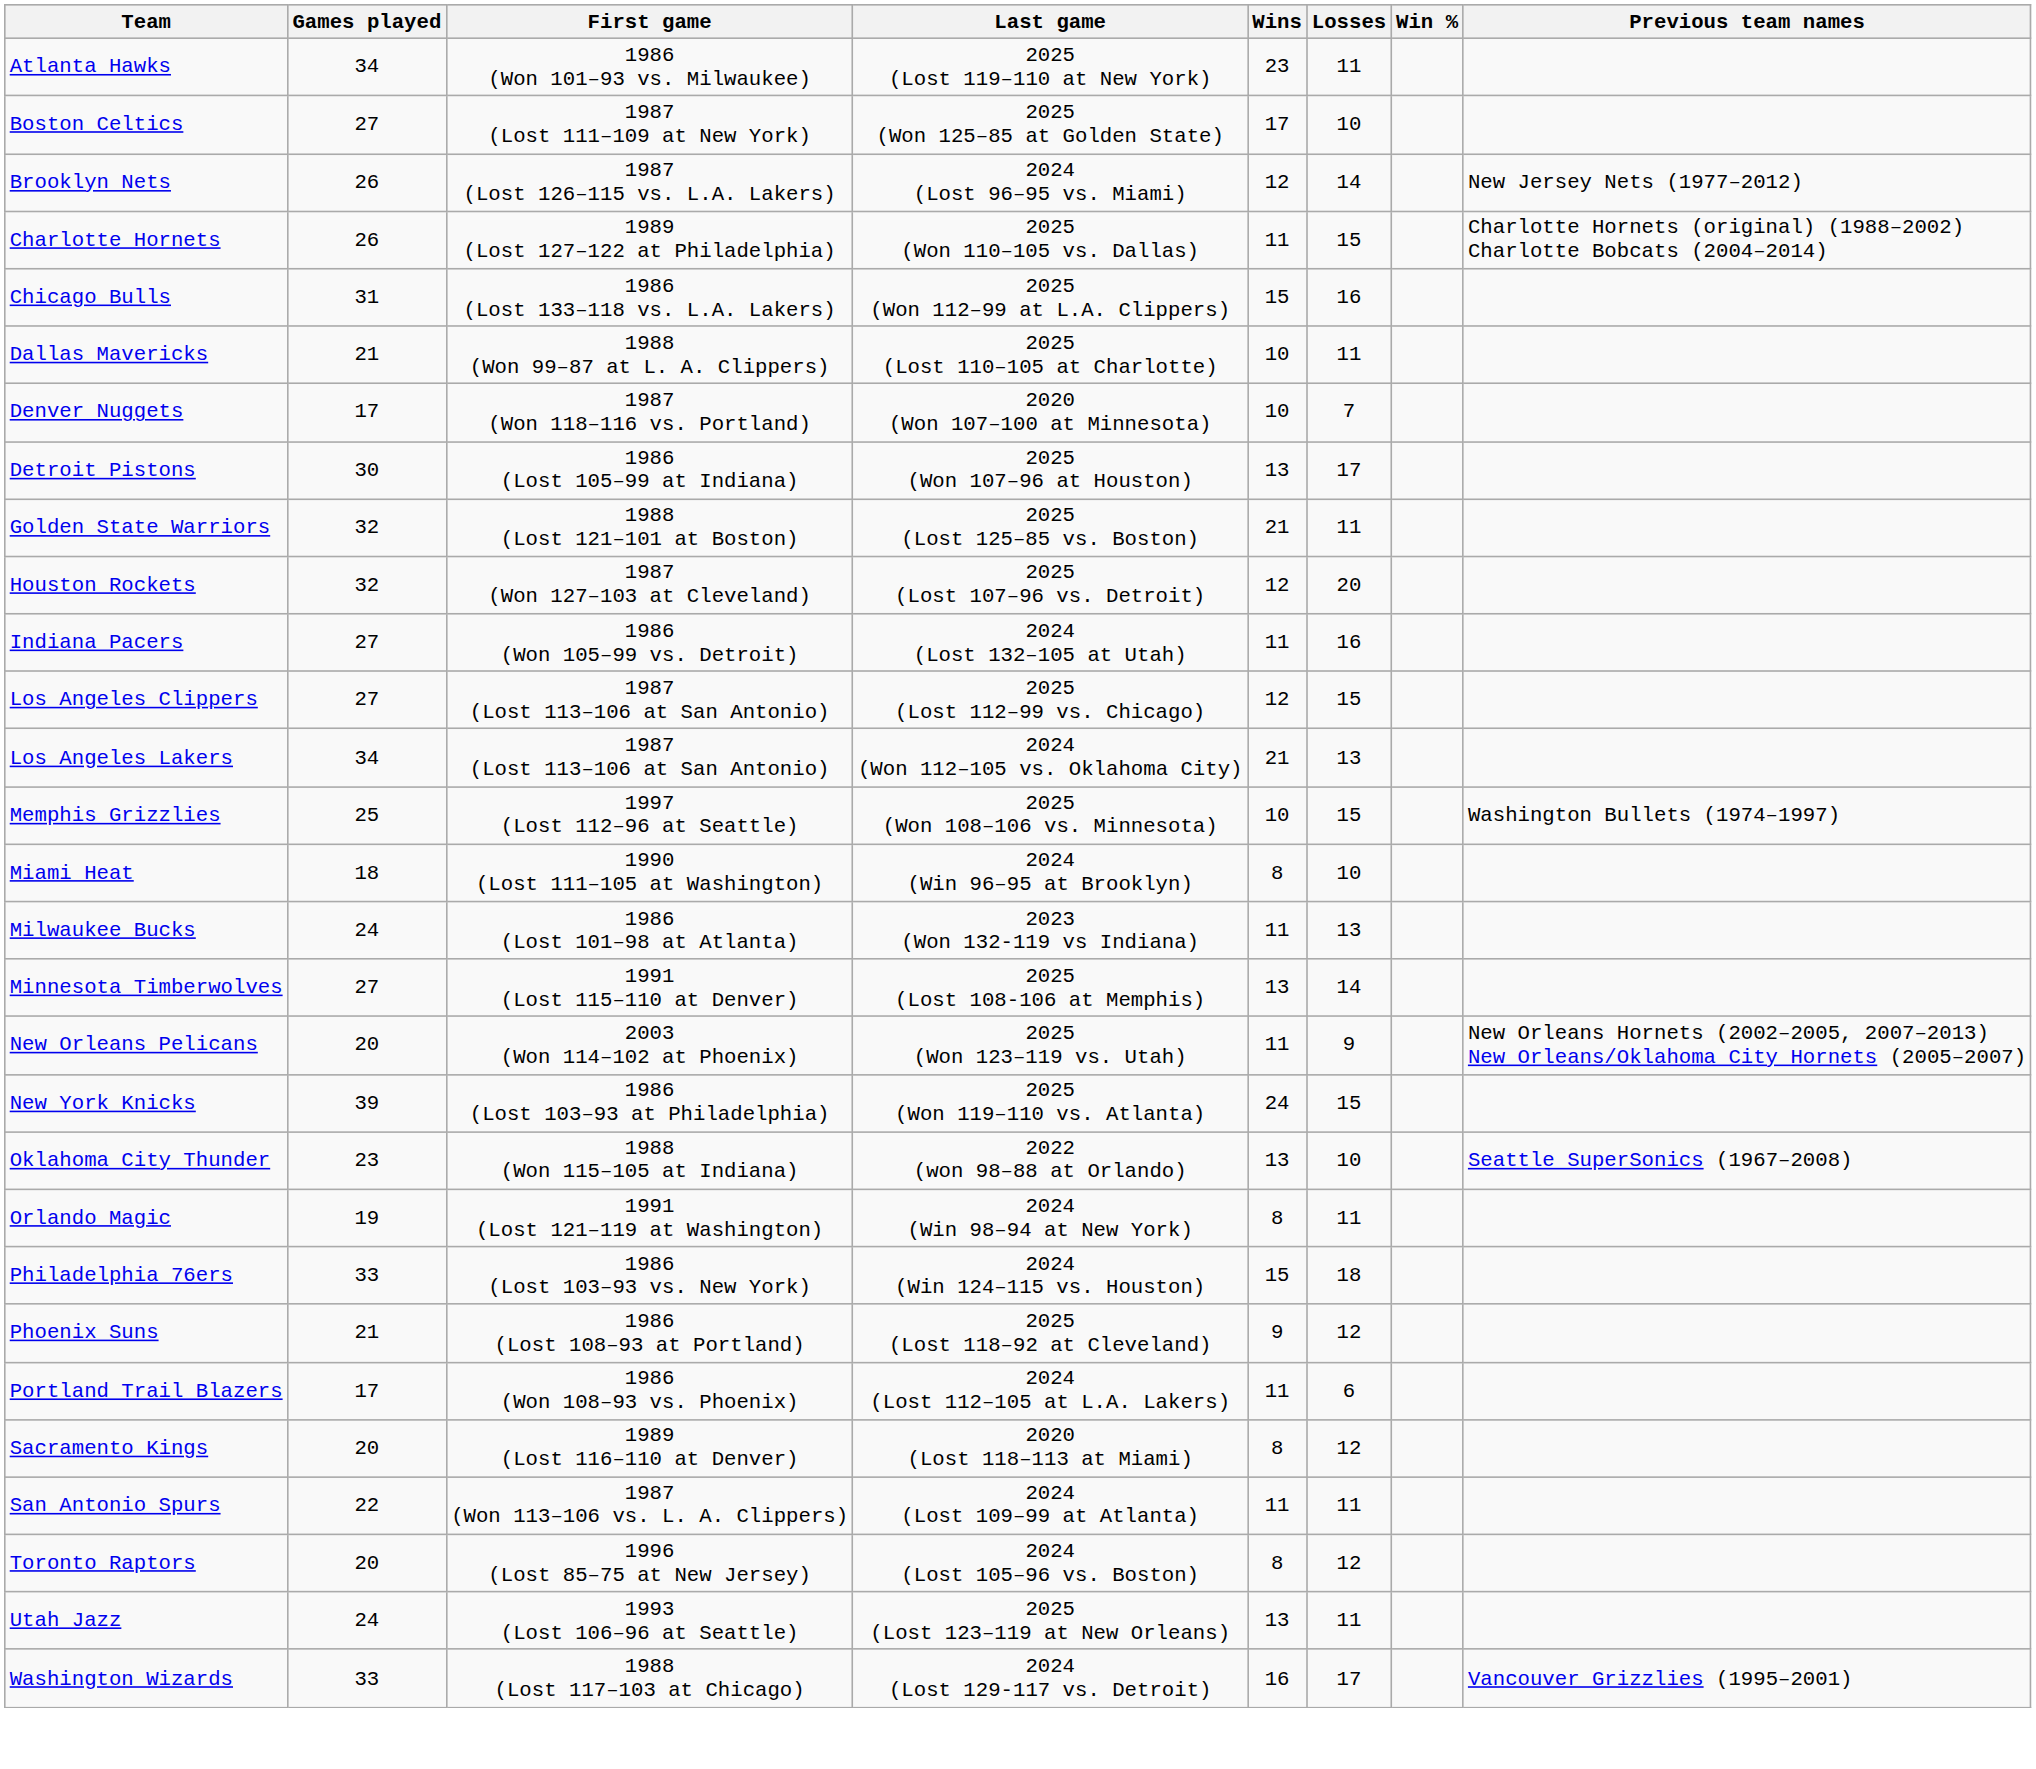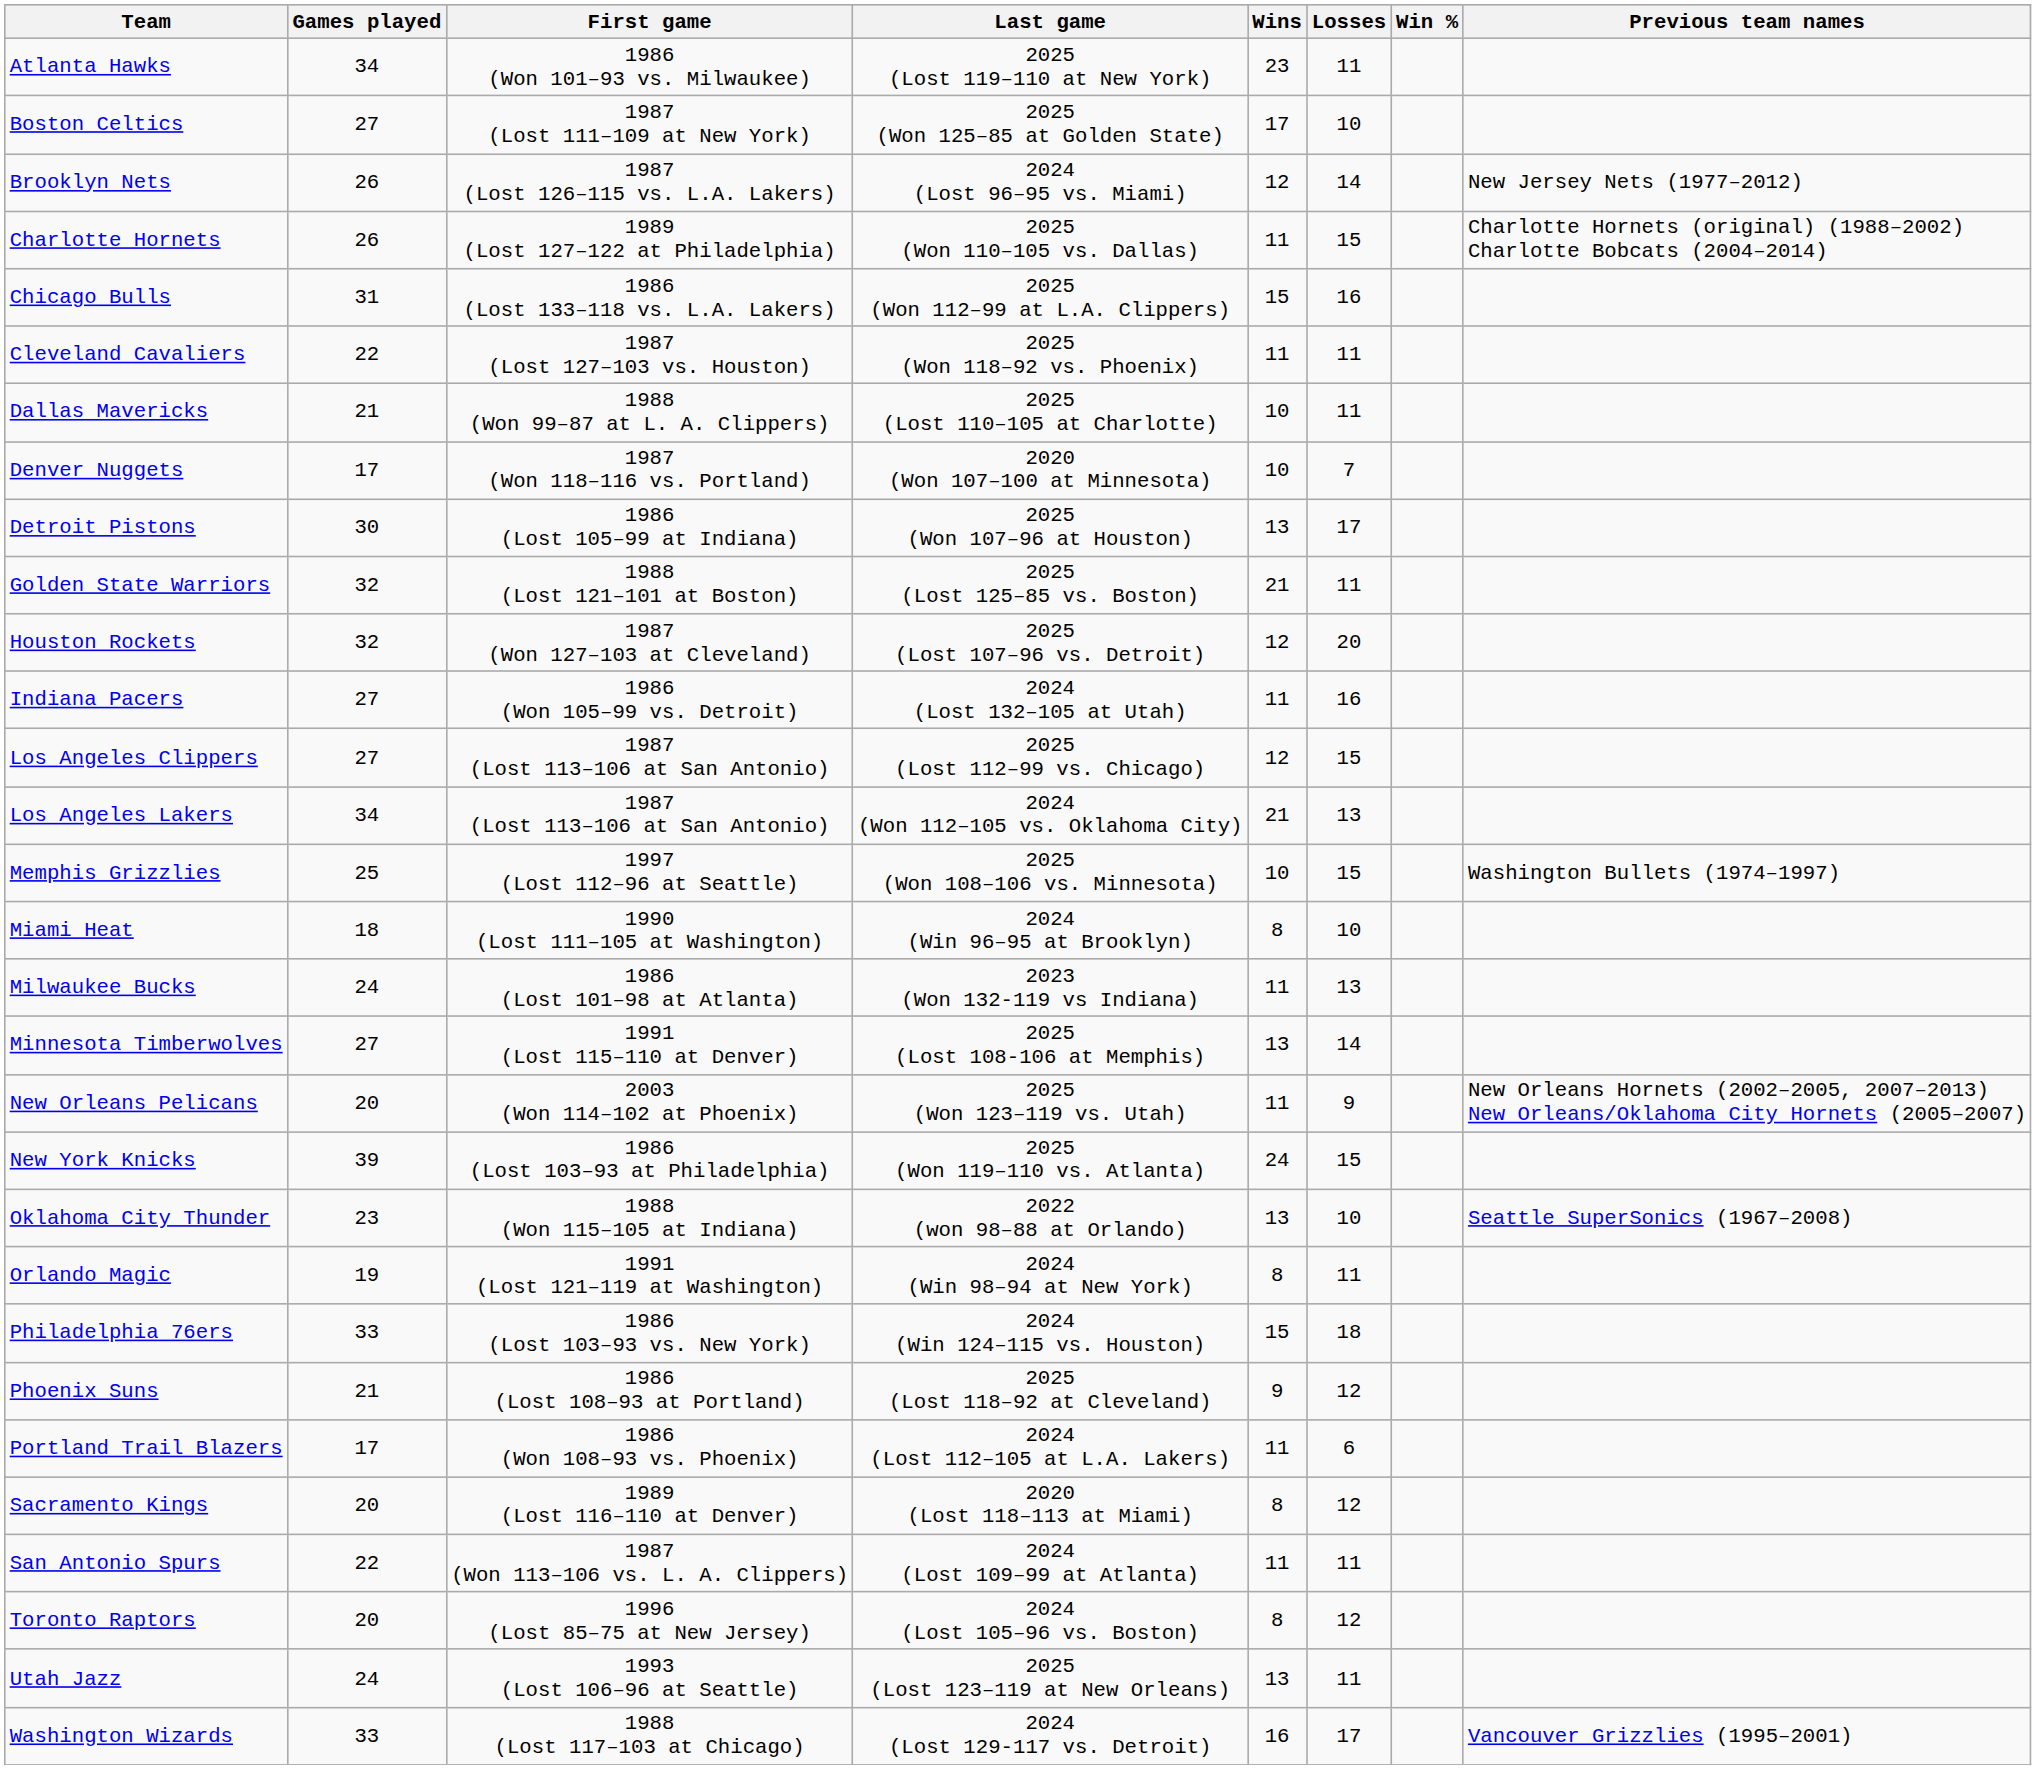+ row: (128, 355)
